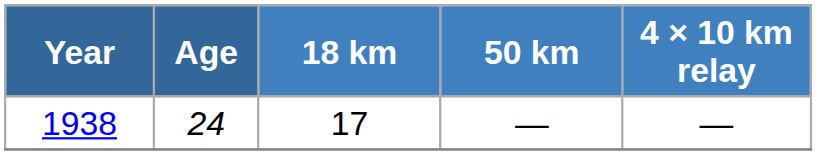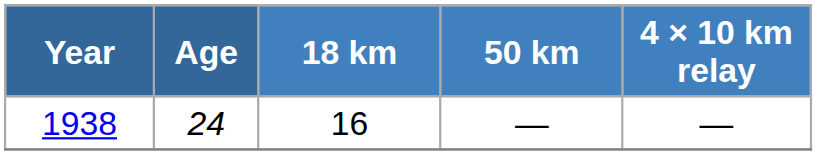(350, 123) 17 -> (350, 123) 16
